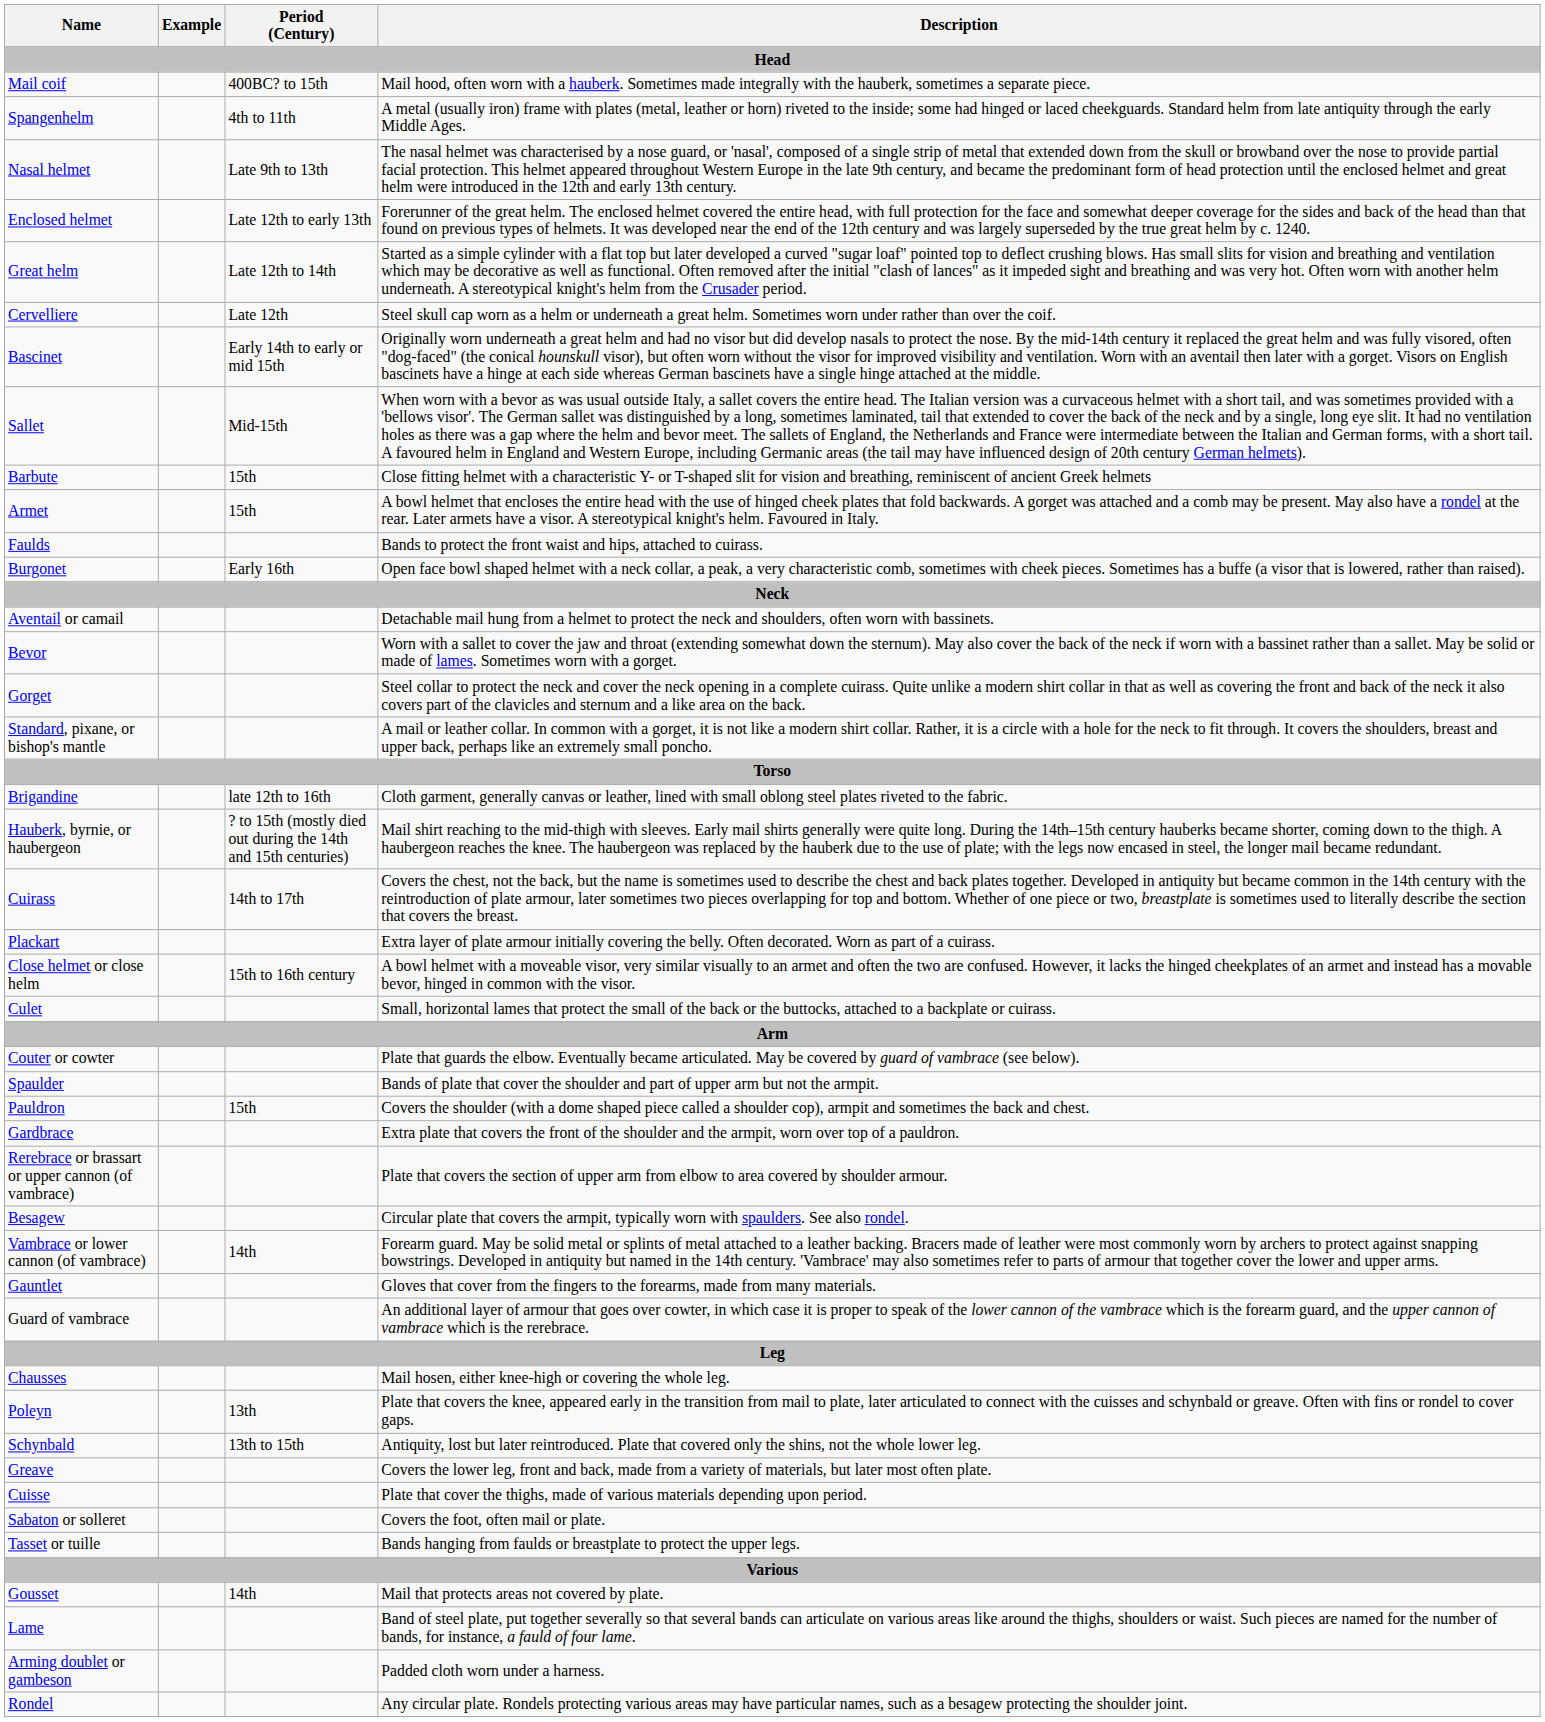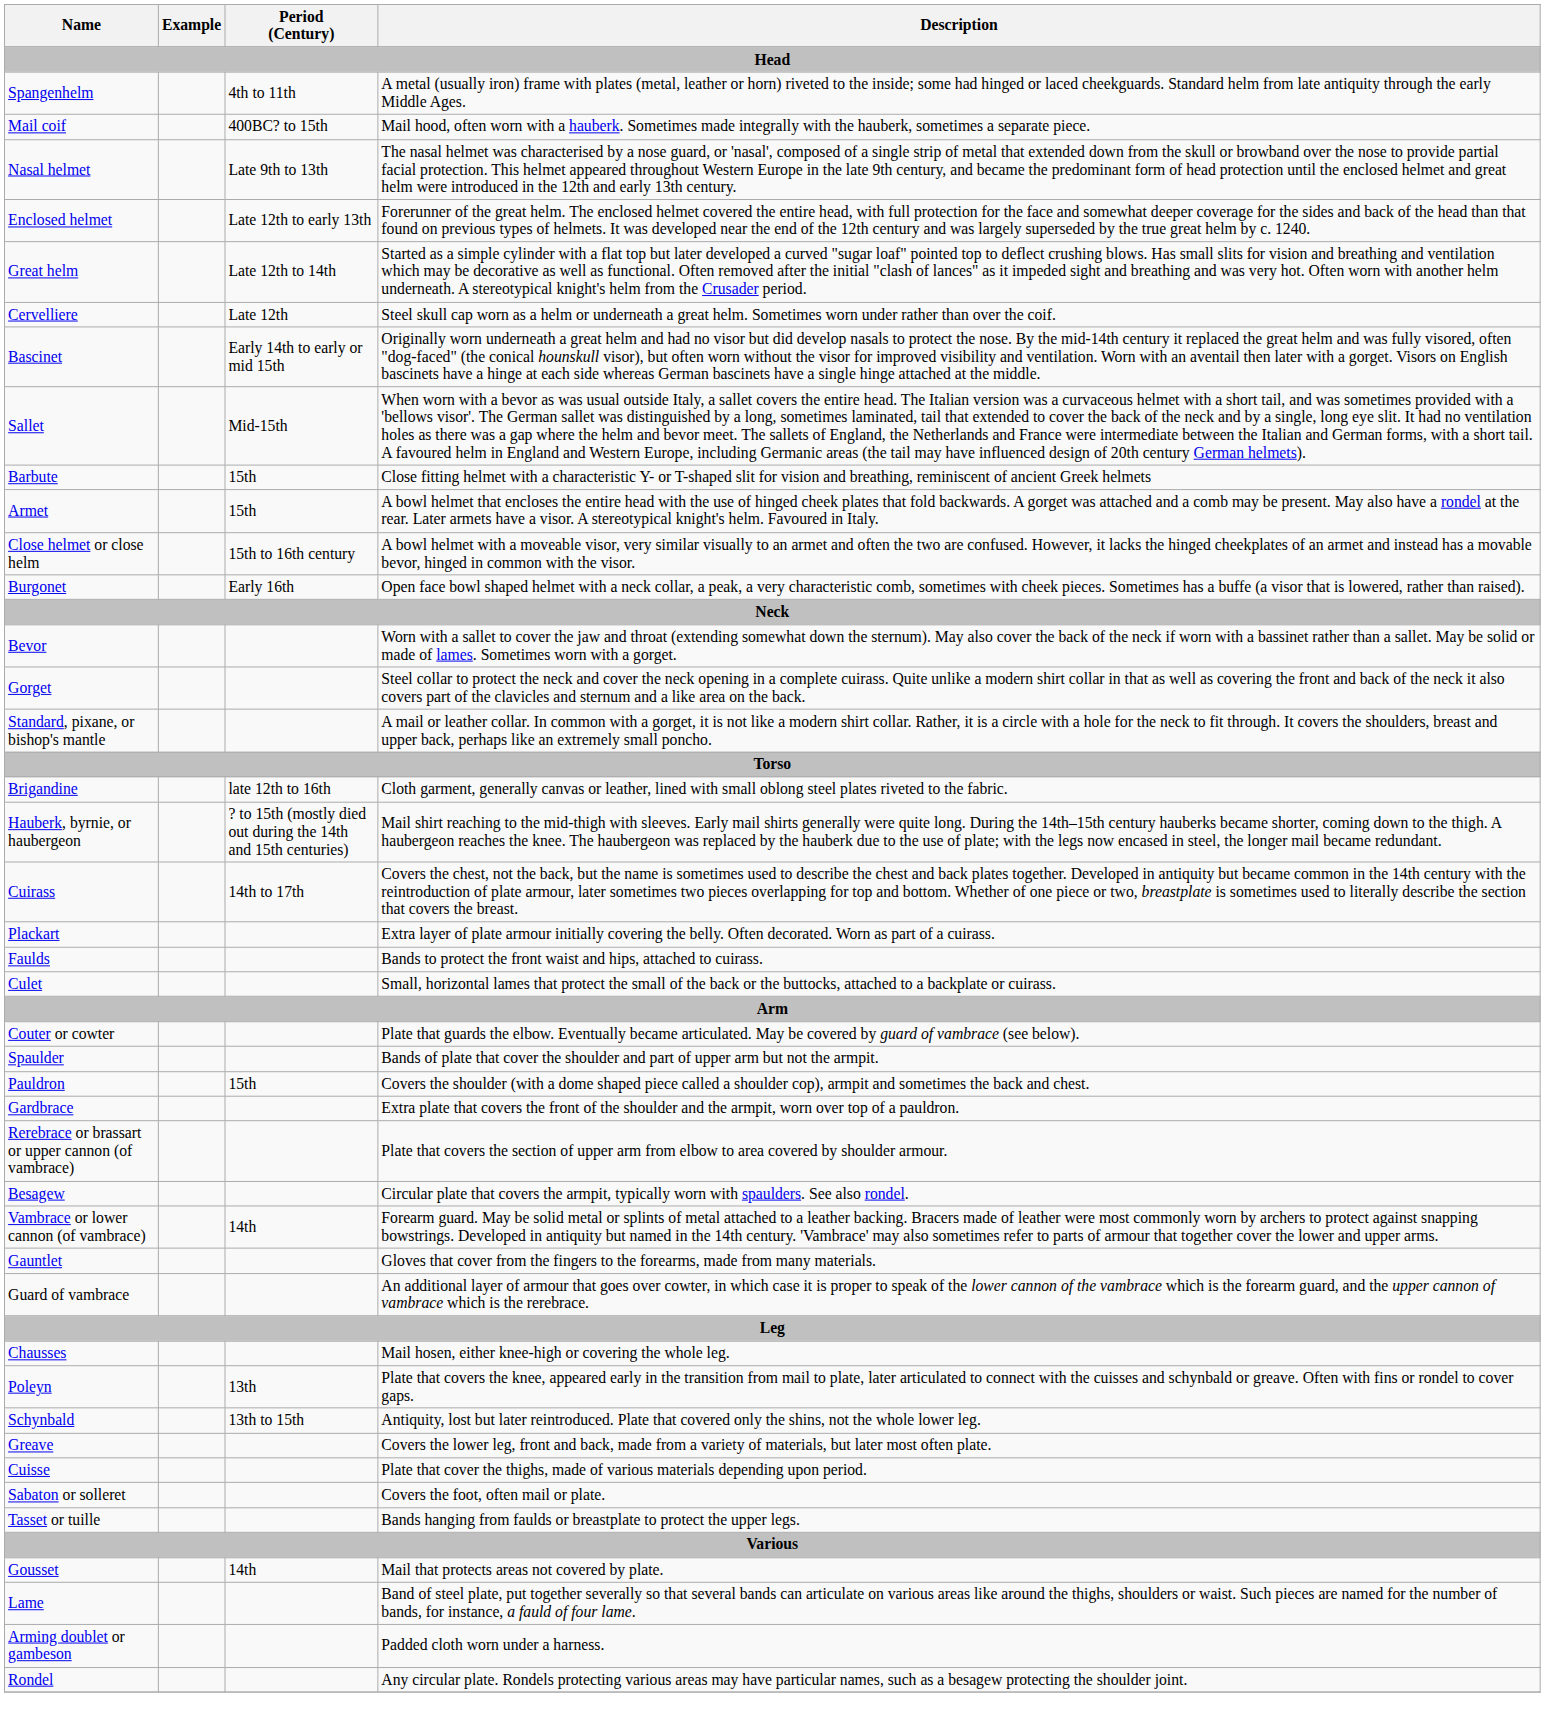rows swapped: (37, 84) <-> (51, 117)
rows swapped: (76, 975) <-> (29, 544)
- row: (66, 619)
